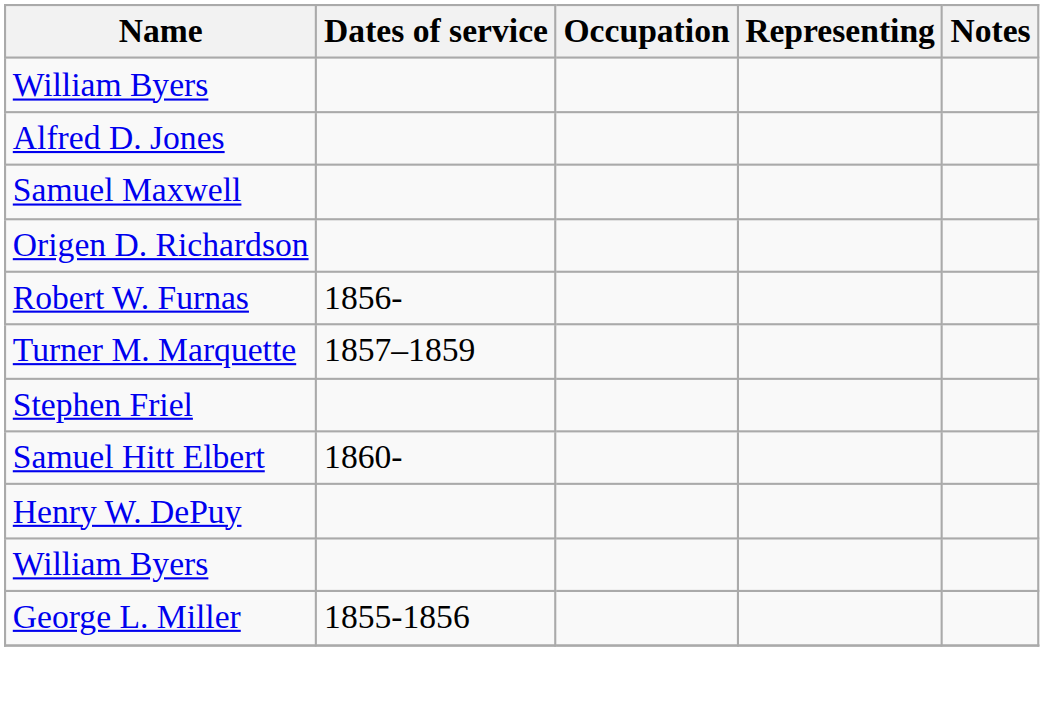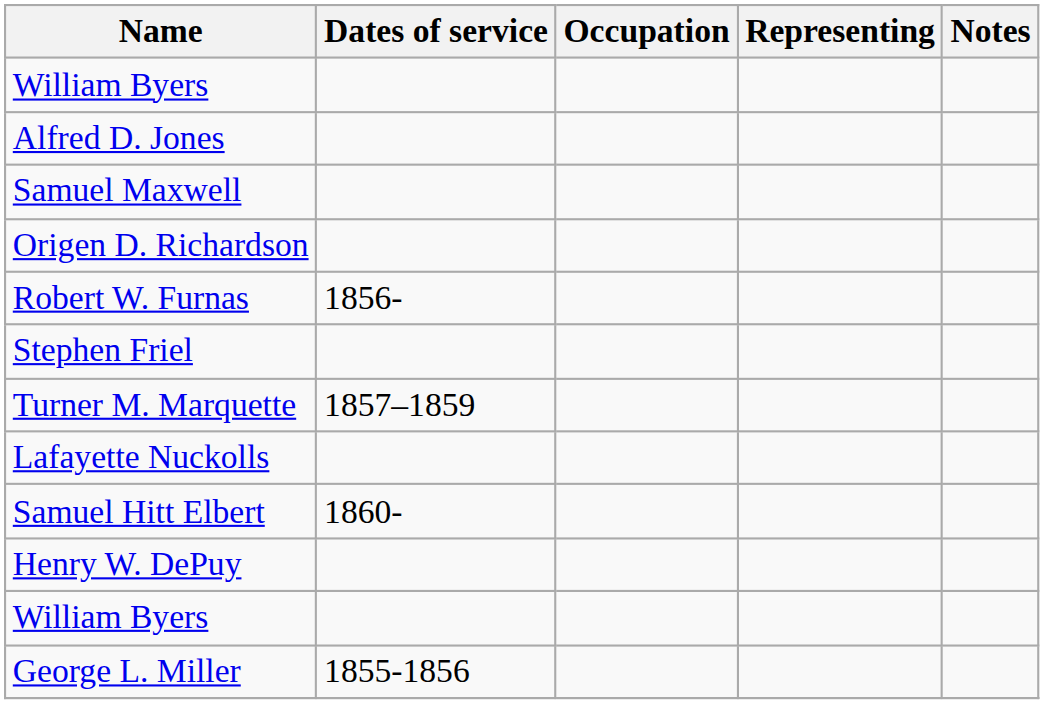rows swapped: (154, 350) <-> (103, 404)
+ row: (141, 457)
